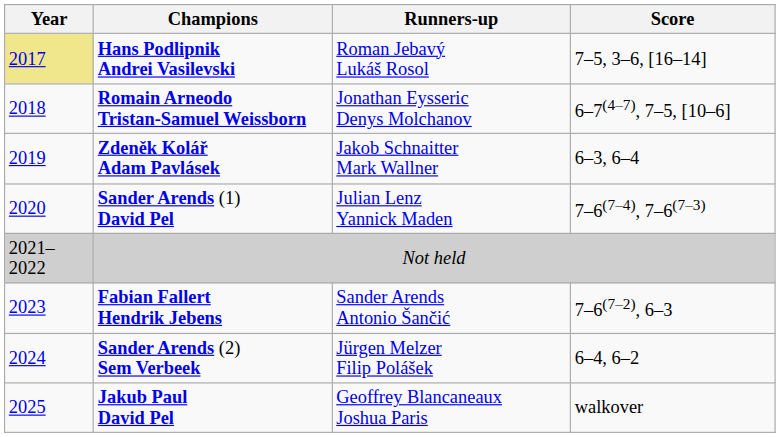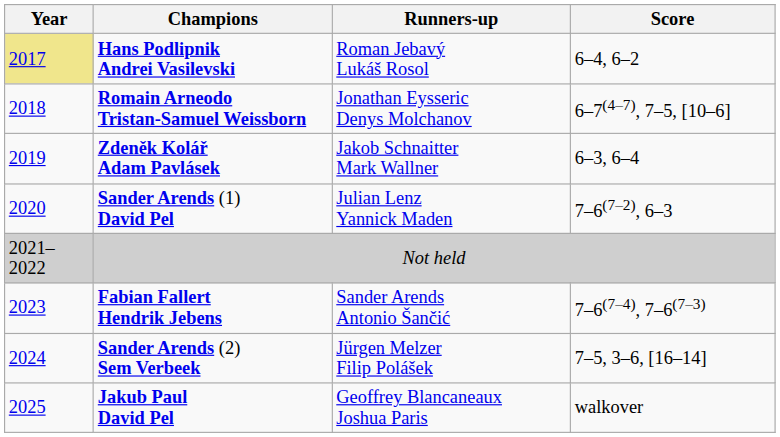(641, 58) 7–5, 3–6, [16–14] -> (607, 58) 6–4, 6–2
(640, 208) 7–6(7–4), 7–6(7–3) -> (624, 208) 7–6(7–2), 6–3
(624, 308) 7–6(7–2), 6–3 -> (640, 308) 7–6(7–4), 7–6(7–3)
(607, 357) 6–4, 6–2 -> (641, 357) 7–5, 3–6, [16–14]
